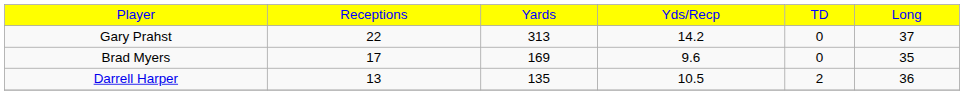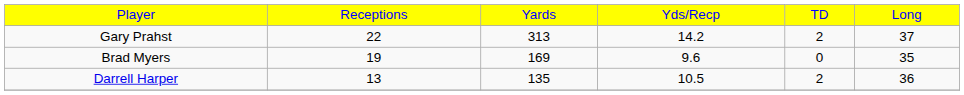(819, 36) 0 -> (819, 36) 2
(374, 57) 17 -> (374, 57) 19
